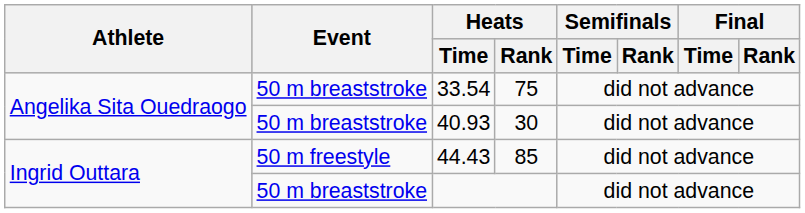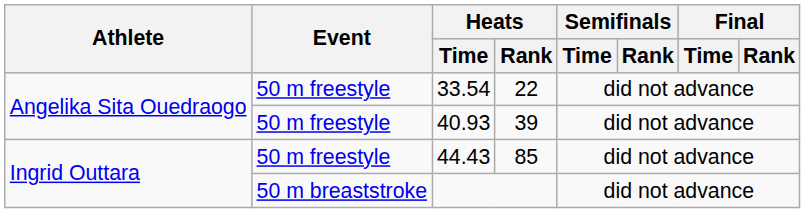(342, 89) 50 m breaststroke -> (323, 89) 50 m freestyle
(526, 89) 75 -> (526, 89) 22
(342, 123) 50 m breaststroke -> (323, 123) 50 m freestyle
(526, 123) 30 -> (526, 123) 39
